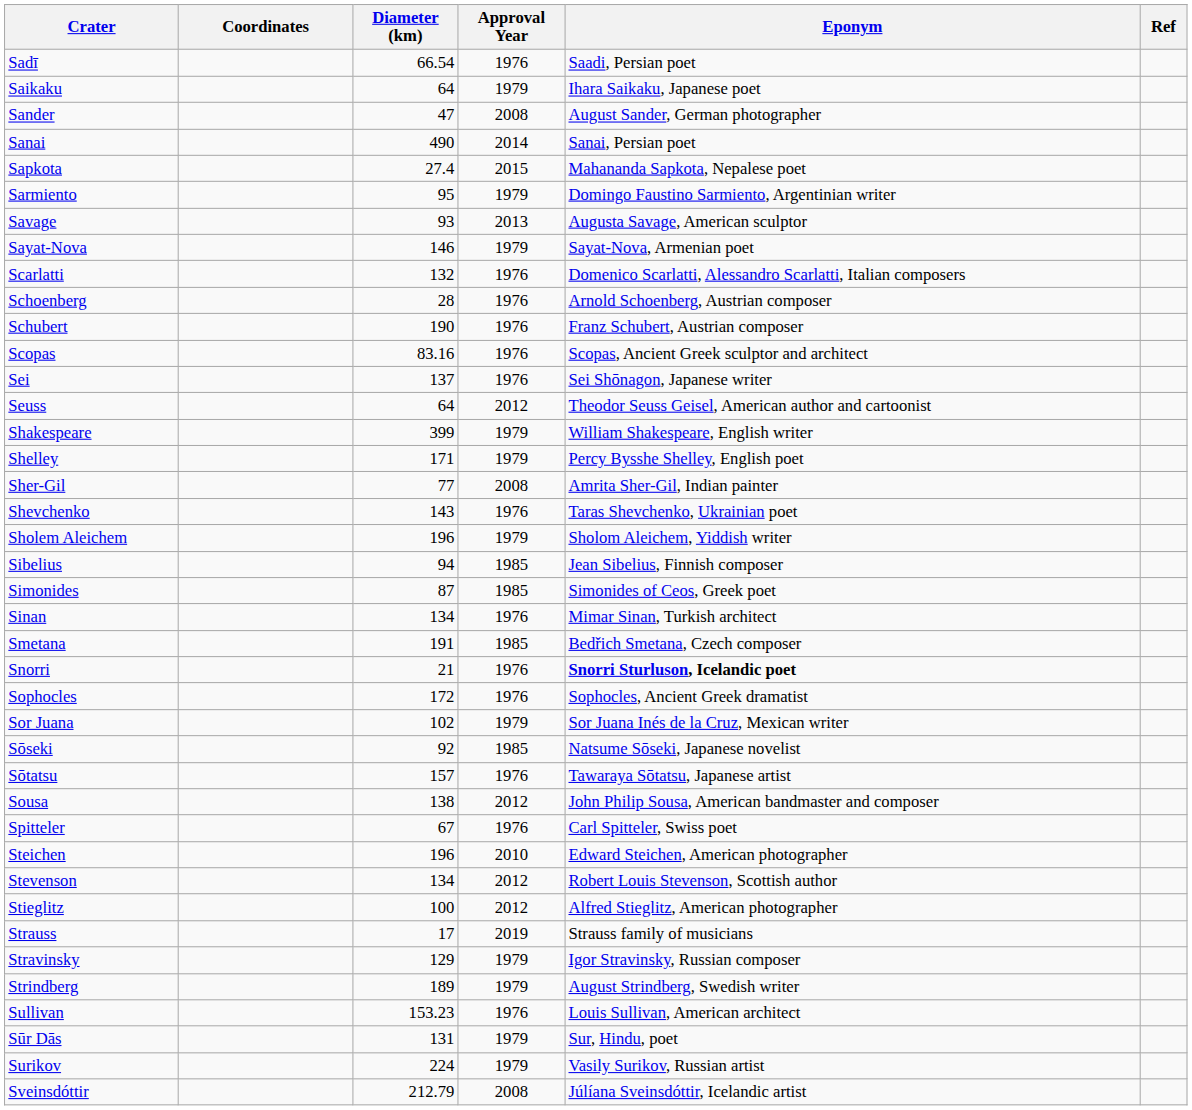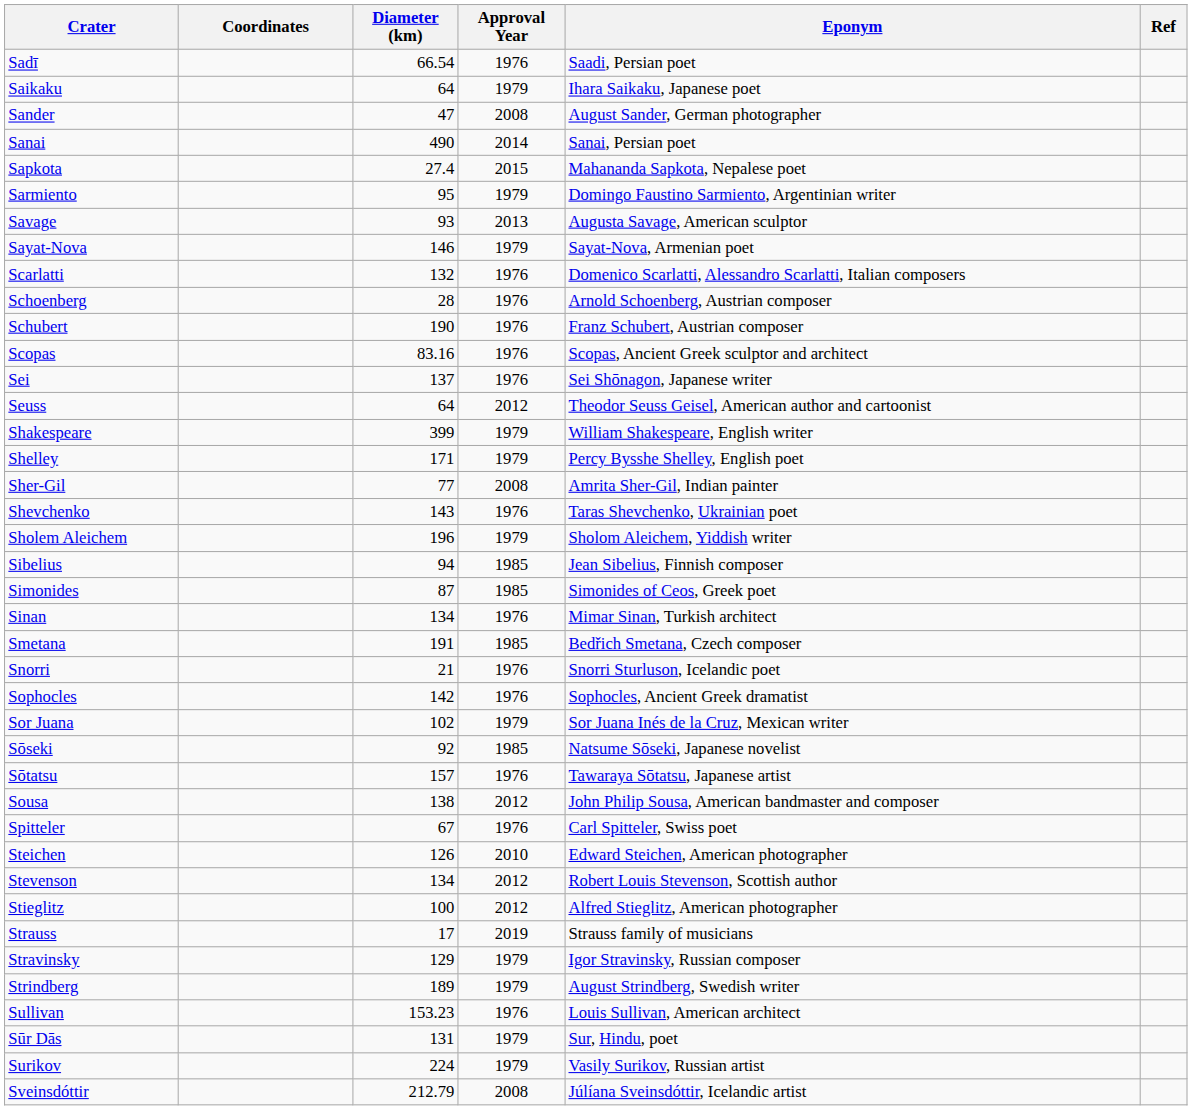(682, 669) bold -> (674, 669) normal
(442, 696) 172 -> (442, 696) 142
(442, 854) 196 -> (442, 854) 126
